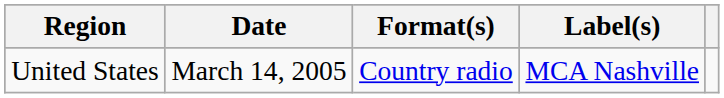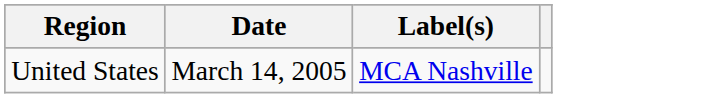- column: (436, 26)
